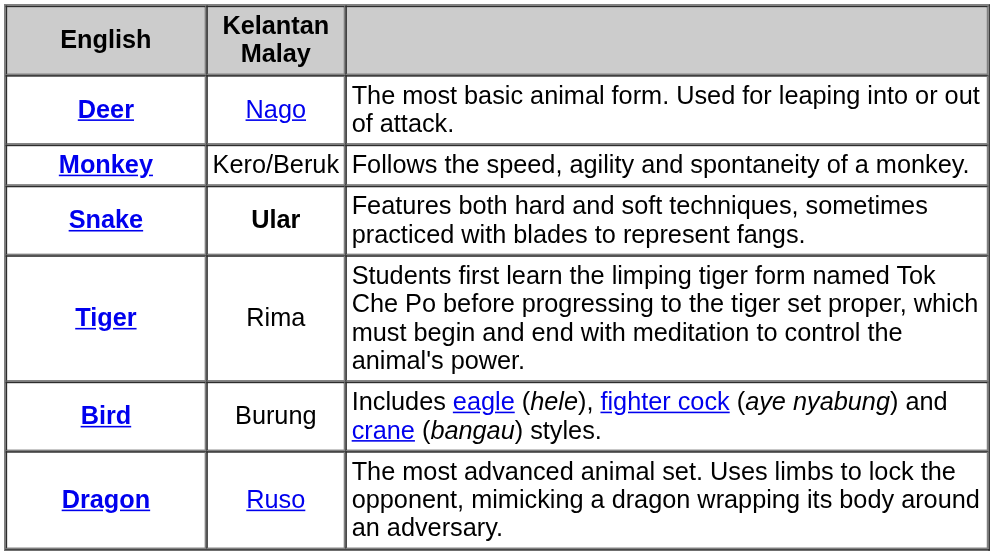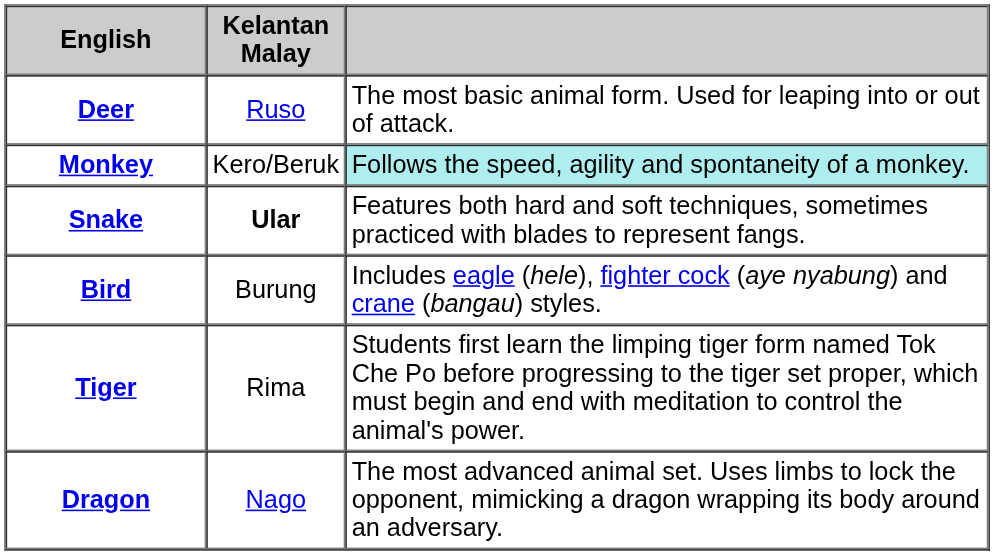(276, 109) Nago -> (276, 109) Ruso
(661, 164) no background -> (661, 164) paleturquoise background
rows swapped: (106, 416) <-> (106, 318)
(276, 499) Ruso -> (276, 499) Nago
